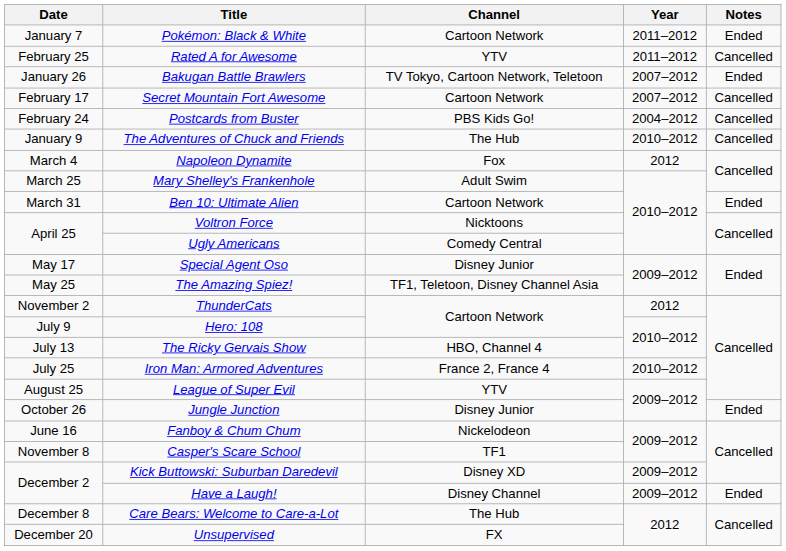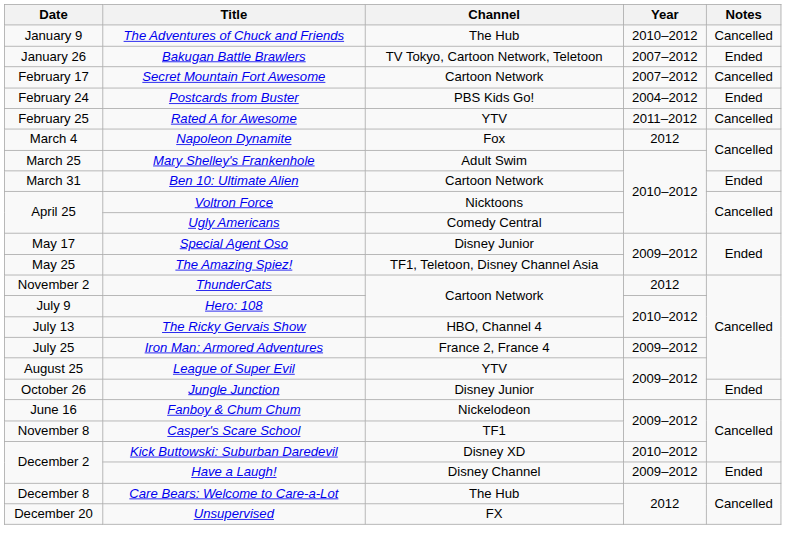- row: (234, 35)
rows swapped: (234, 139) <-> (234, 56)
(744, 118) Cancelled -> (744, 98) Ended
(665, 368) 2010–2012 -> (665, 347) 2009–2012
(665, 472) 2009–2012 -> (665, 451) 2010–2012
